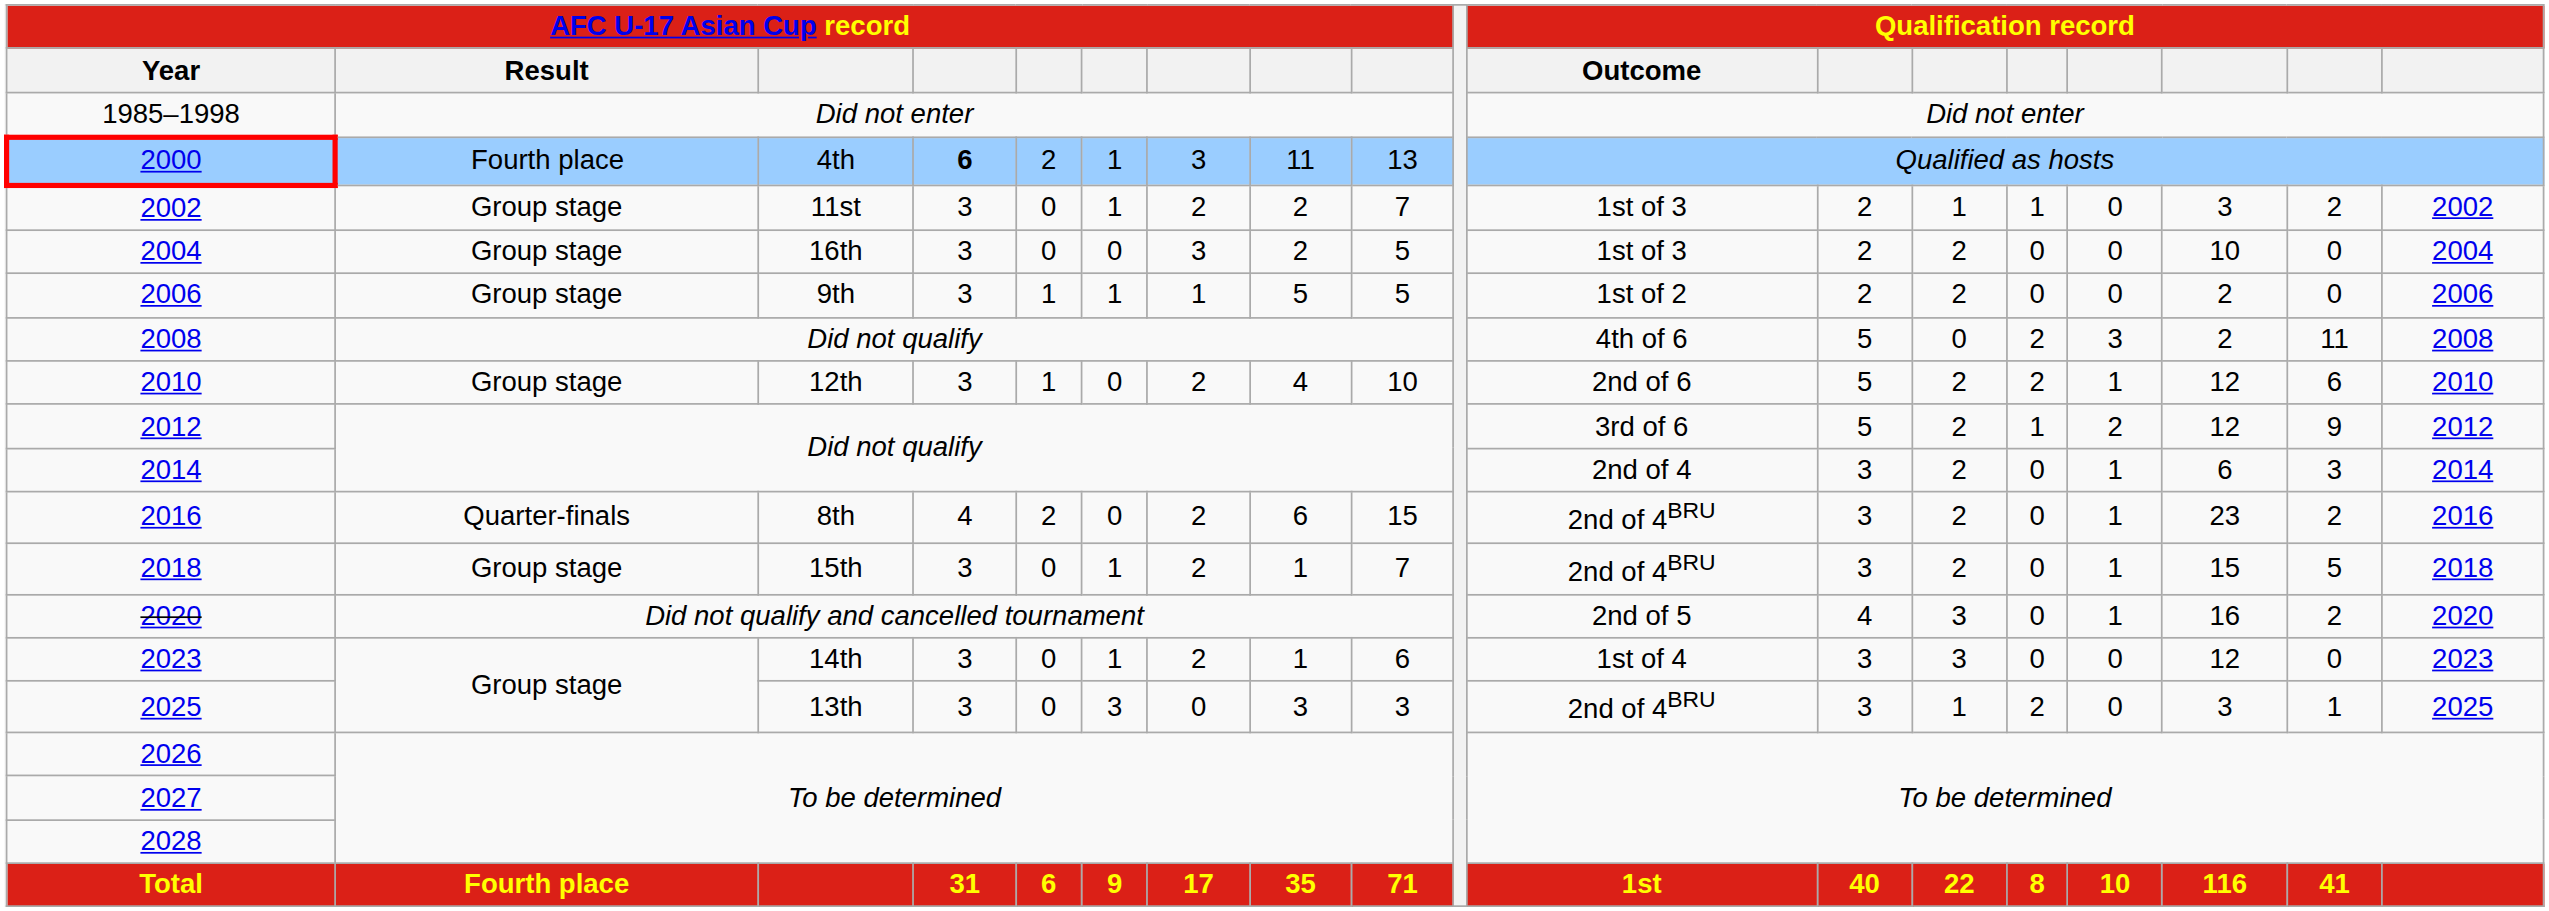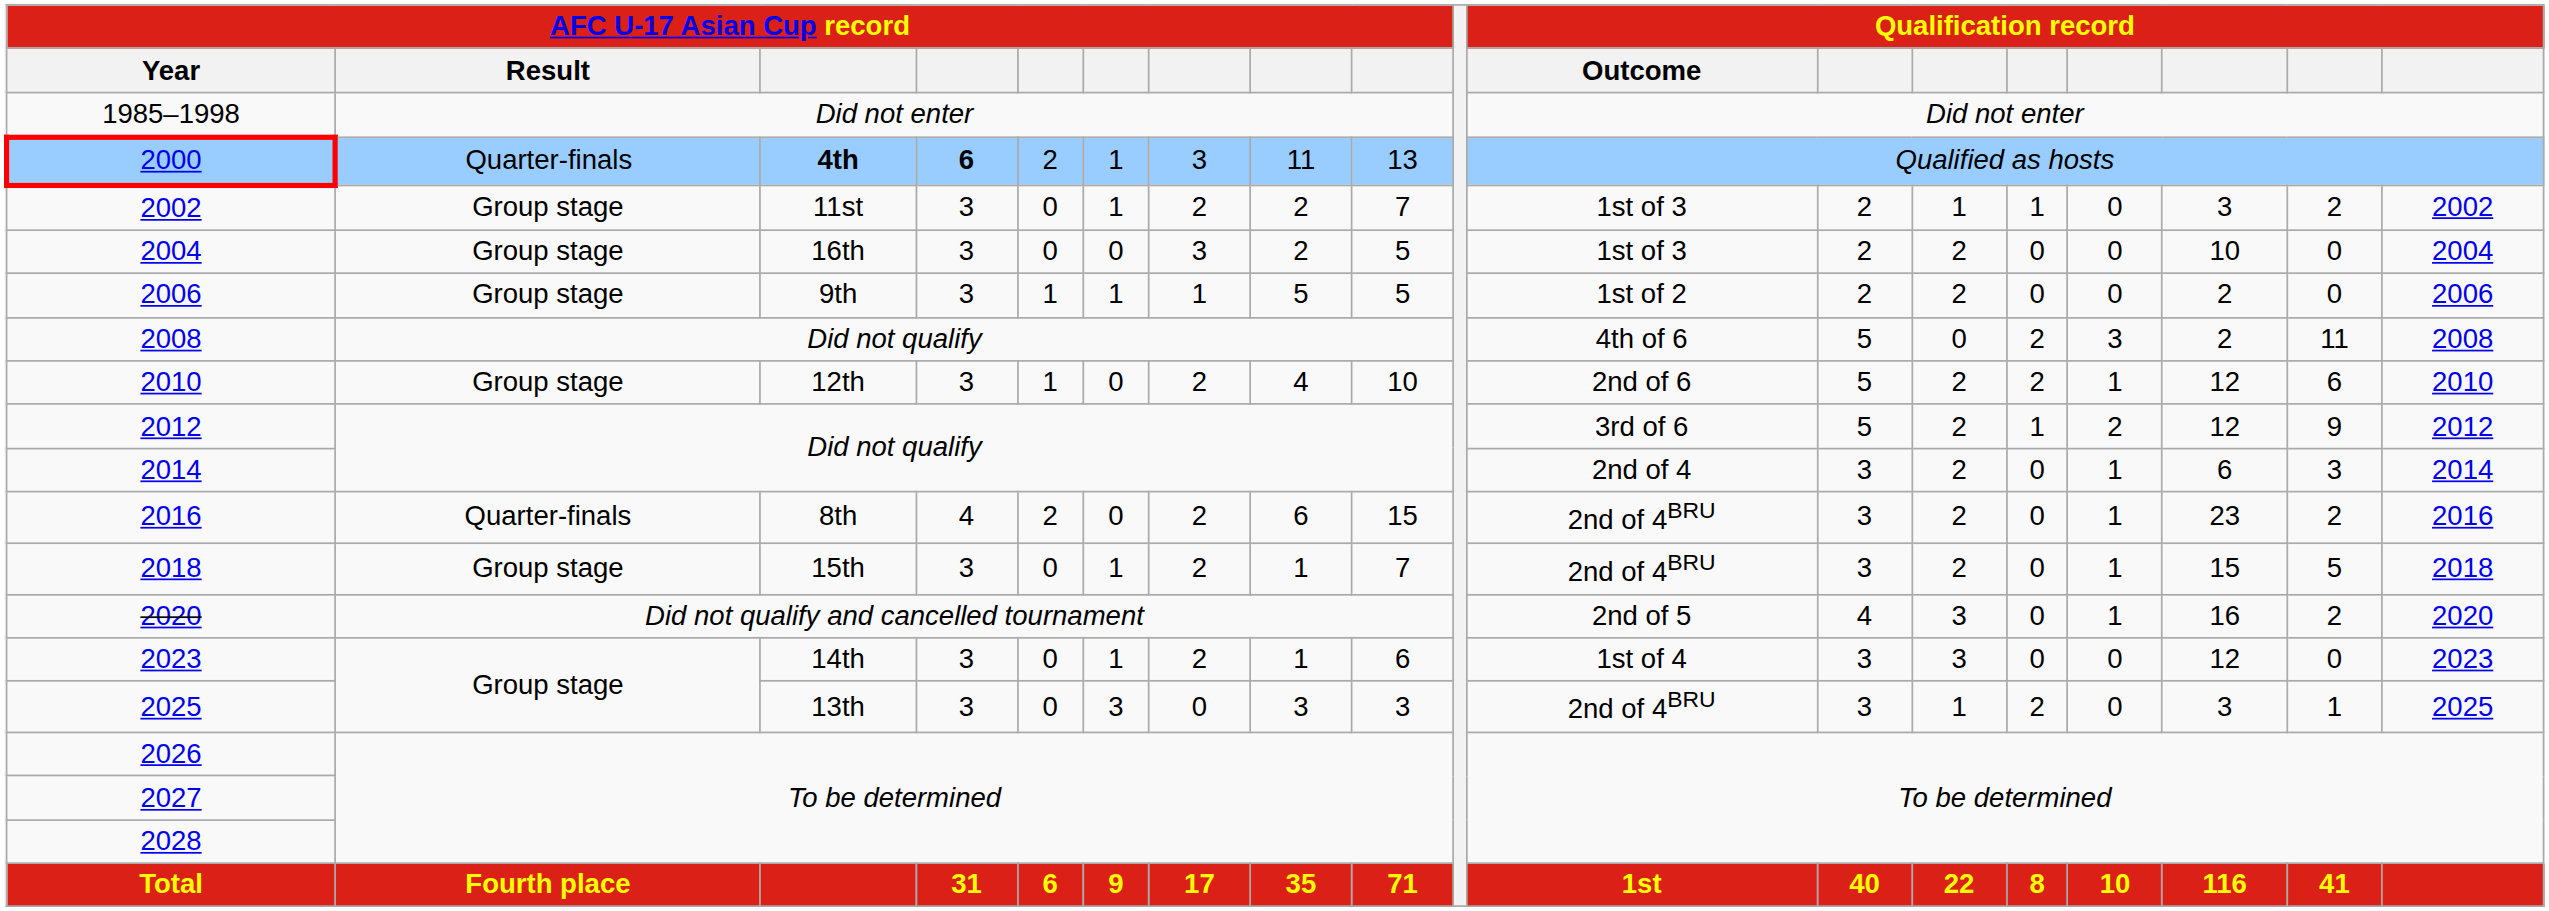(548, 160) Fourth place -> (549, 160) Quarter-finals
(836, 160) normal -> (838, 160) bold
